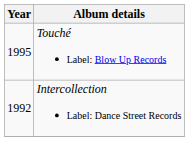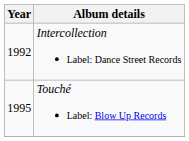rows swapped: (109, 102) <-> (109, 46)
